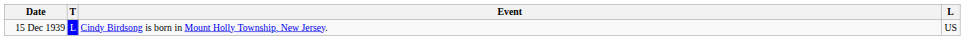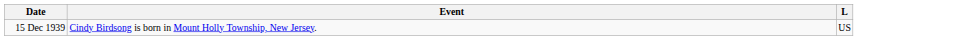- column: (73, 12)
